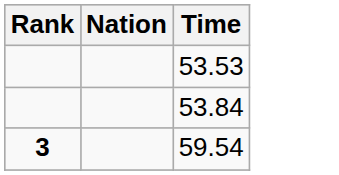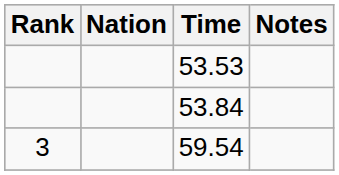+ column: (292, 25)
(42, 148) bold -> (42, 148) normal
